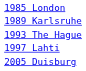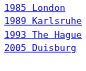- row: (32, 48)
